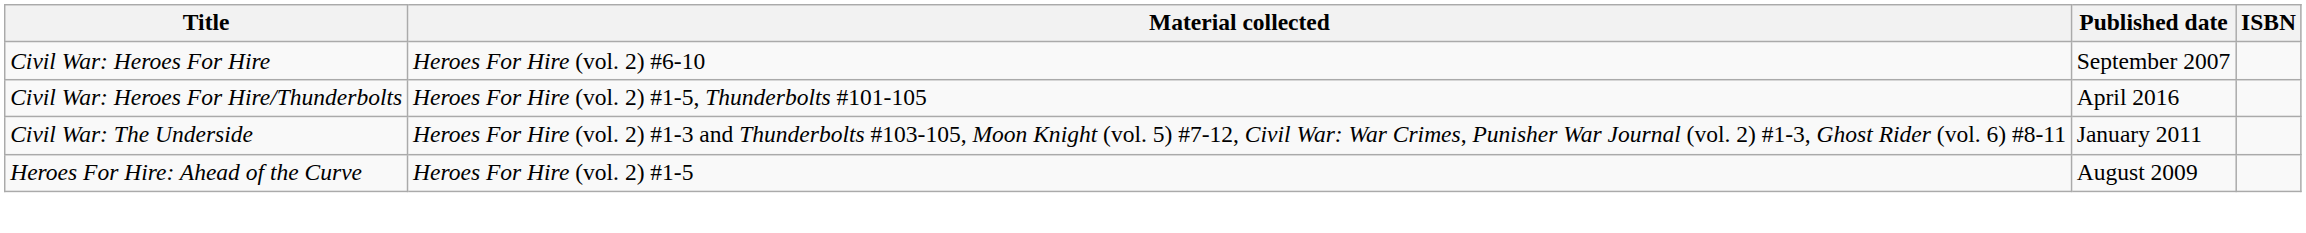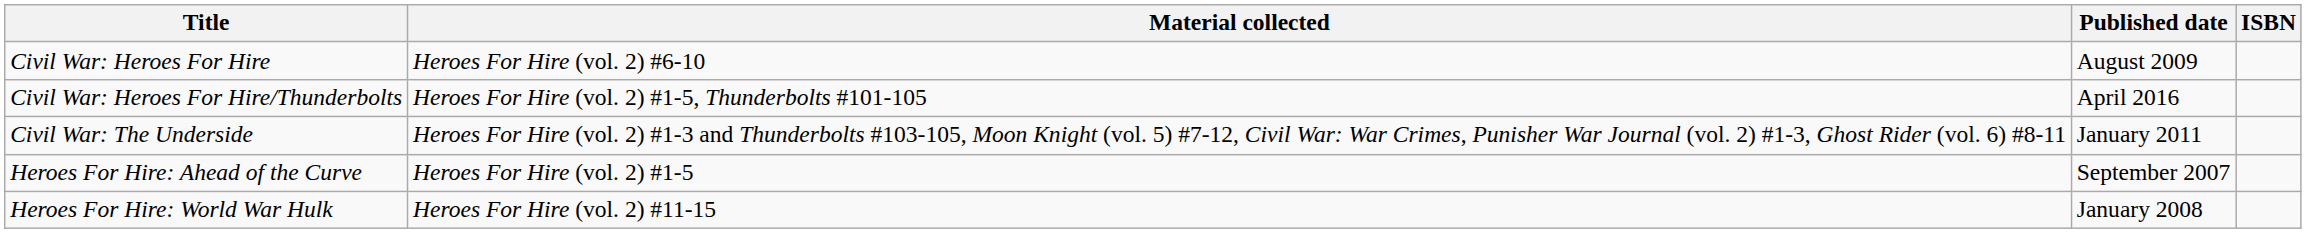(2154, 60) September 2007 -> (2137, 60) August 2009
(2137, 172) August 2009 -> (2154, 172) September 2007
+ row: (171, 209)
